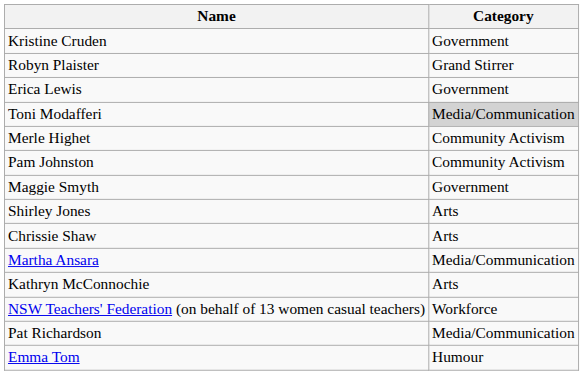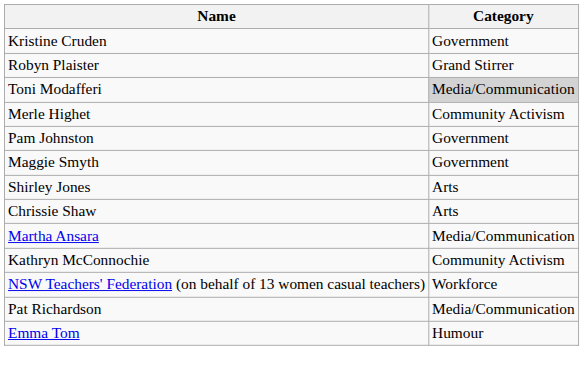- row: (45, 89)
(498, 162) Community Activism -> (470, 138) Government
(445, 284) Arts -> (498, 260) Community Activism
